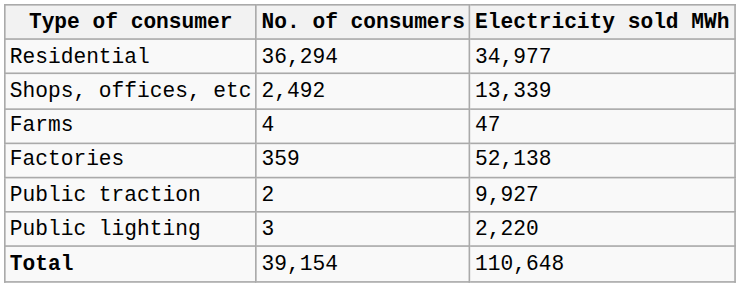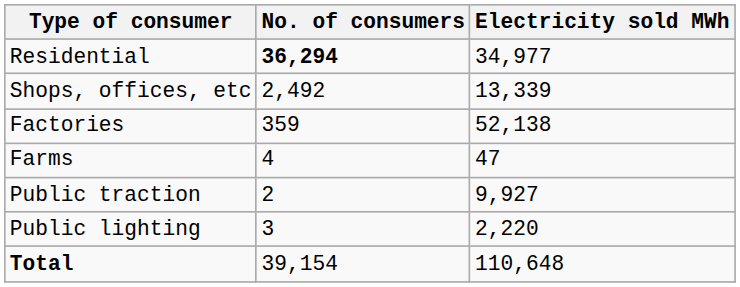(300, 57) normal -> (300, 57) bold
rows swapped: (67, 160) <-> (42, 126)
